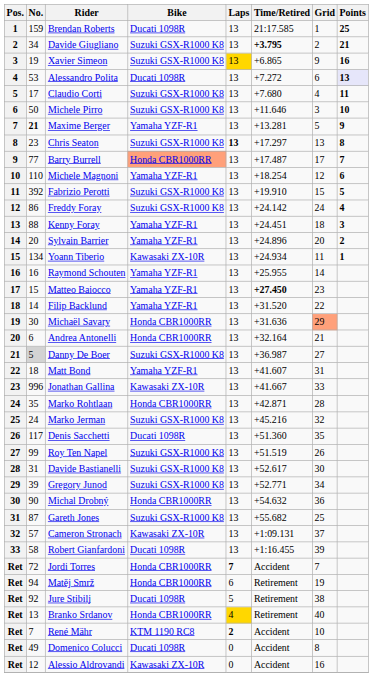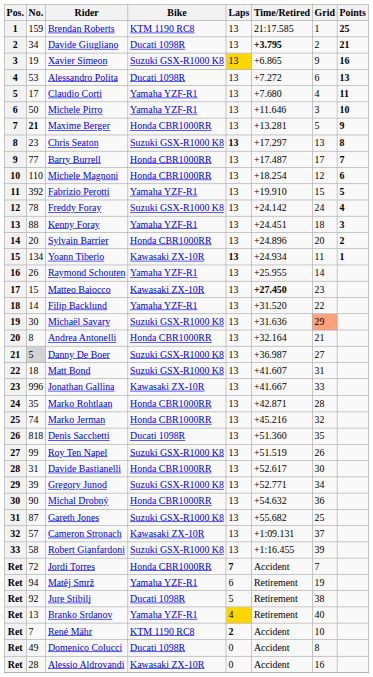(158, 29) Ducati 1098R -> (162, 29) KTM 1190 RC8
(177, 45) Suzuki GSX-R1000 K8 -> (158, 45) Ducati 1098R
(344, 77) lavender background -> (344, 77) no background
(177, 94) Suzuki GSX-R1000 K8 -> (164, 94) Yamaha YZF-R1
(177, 110) Suzuki GSX-R1000 K8 -> (164, 110) Yamaha YZF-R1
(164, 126) Yamaha YZF-R1 -> (171, 126) Honda CBR1000RR
(171, 159) lightsalmon background -> (171, 159) no background
(164, 175) Yamaha YZF-R1 -> (171, 175) Honda CBR1000RR
(177, 192) Suzuki GSX-R1000 K8 -> (164, 192) Yamaha YZF-R1
(33, 208) 86 -> (33, 208) 78
(164, 240) Yamaha YZF-R1 -> (171, 240) Honda CBR1000RR
(233, 257) normal -> (233, 257) bold
(33, 273) 16 -> (33, 273) 26
(164, 289) Yamaha YZF-R1 -> (167, 289) Kawasaki ZX-10R
(171, 322) Honda CBR1000RR -> (177, 322) Suzuki GSX-R1000 K8
(31, 338) 6 -> (31, 338) 8
(164, 371) Yamaha YZF-R1 -> (177, 371) Suzuki GSX-R1000 K8
(33, 420) 24 -> (33, 420) 74
(177, 420) Suzuki GSX-R1000 K8 -> (171, 420) Honda CBR1000RR
(36, 436) 117 -> (36, 436) 818
(177, 468) Suzuki GSX-R1000 K8 -> (171, 468) Honda CBR1000RR
(158, 550) Ducati 1098R -> (177, 550) Suzuki GSX-R1000 K8
(171, 583) Honda CBR1000RR -> (164, 583) Yamaha YZF-R1
(171, 615) Honda CBR1000RR -> (164, 615) Yamaha YZF-R1
(33, 664) 12 -> (33, 664) 28
